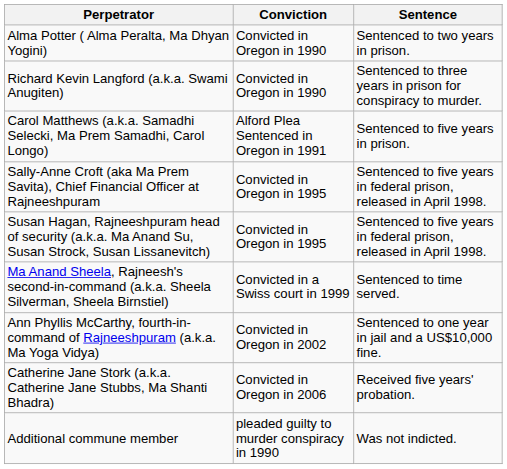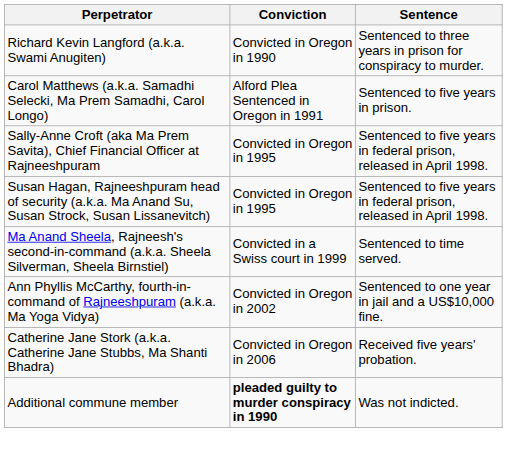- row: (118, 43)
(290, 438) normal -> (292, 402) bold
